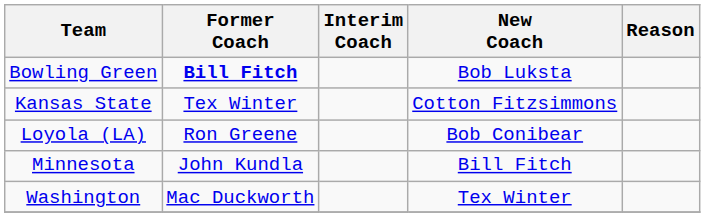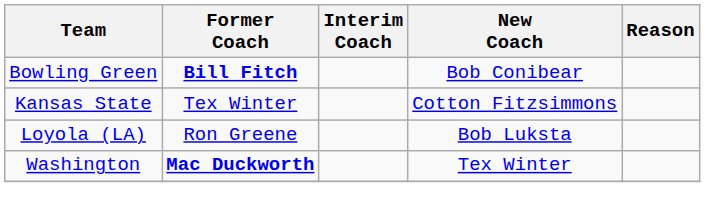(515, 73) Bob Luksta -> (515, 73) Bob Conibear
(515, 135) Bob Conibear -> (515, 135) Bob Luksta
- row: (83, 166)
(240, 197) normal -> (240, 166) bold
